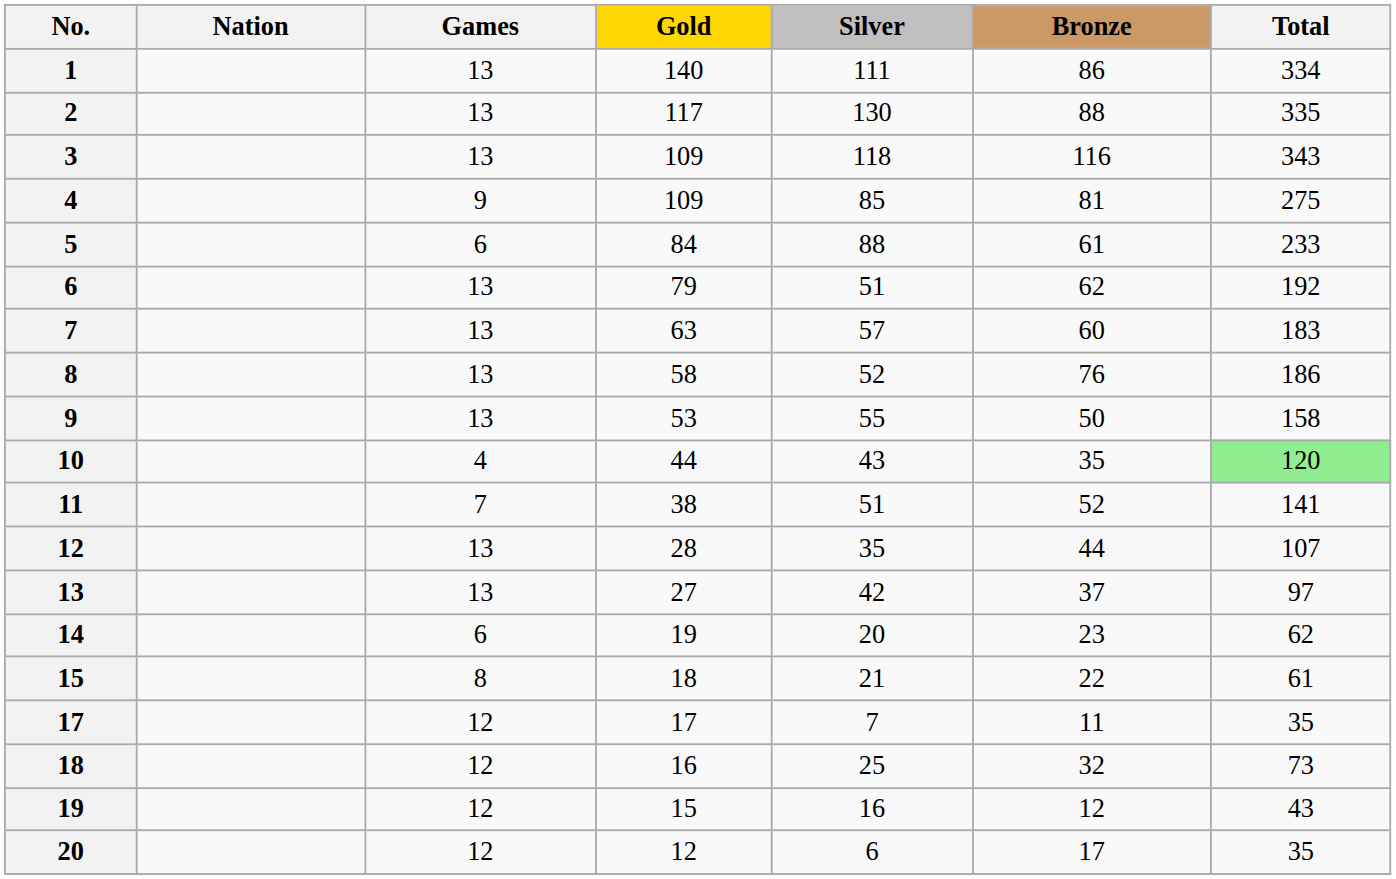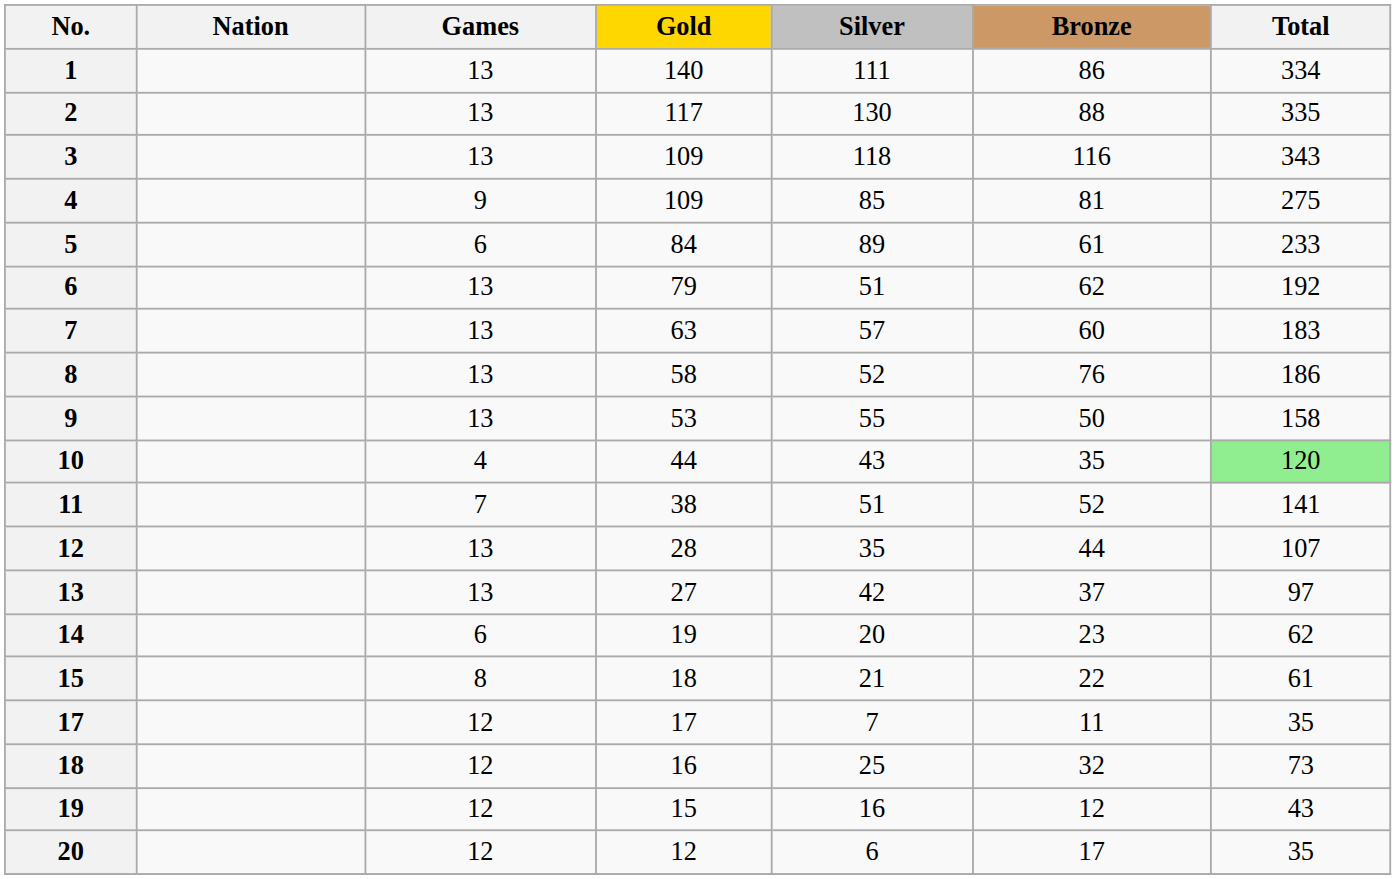(872, 243) 88 -> (872, 243) 89
